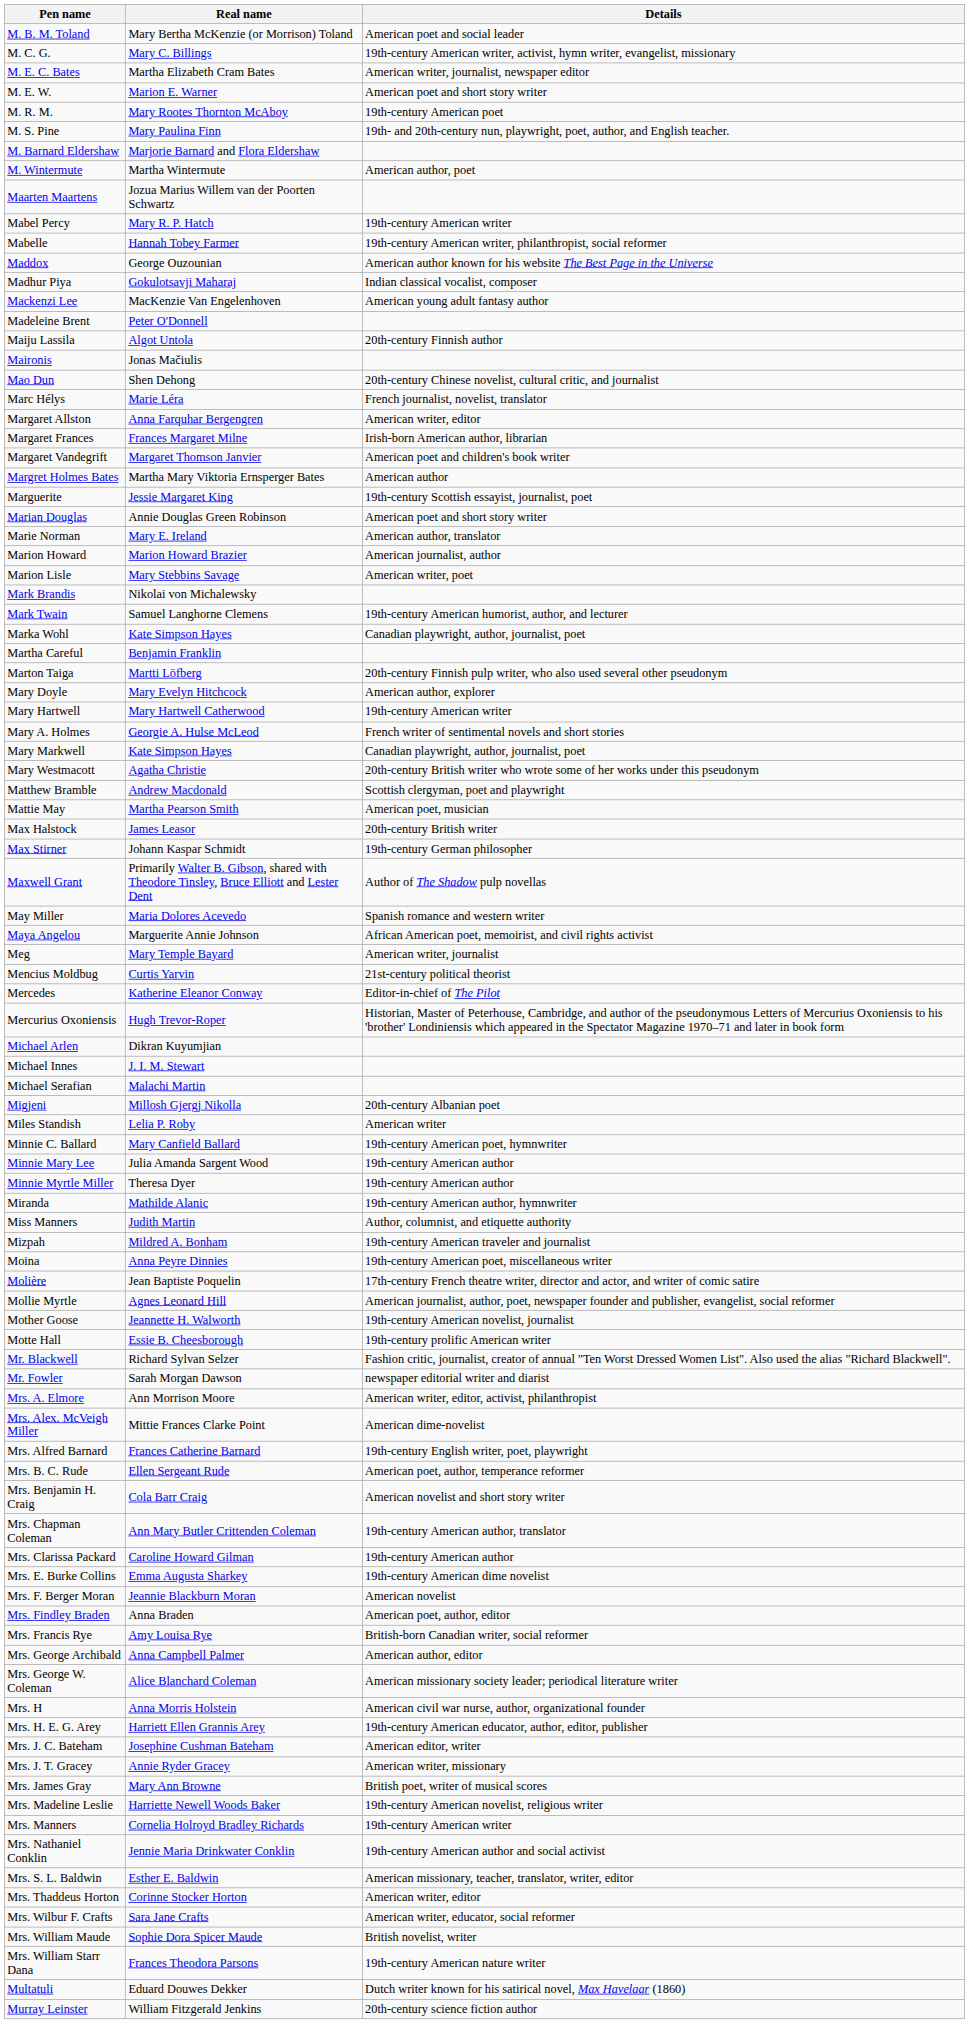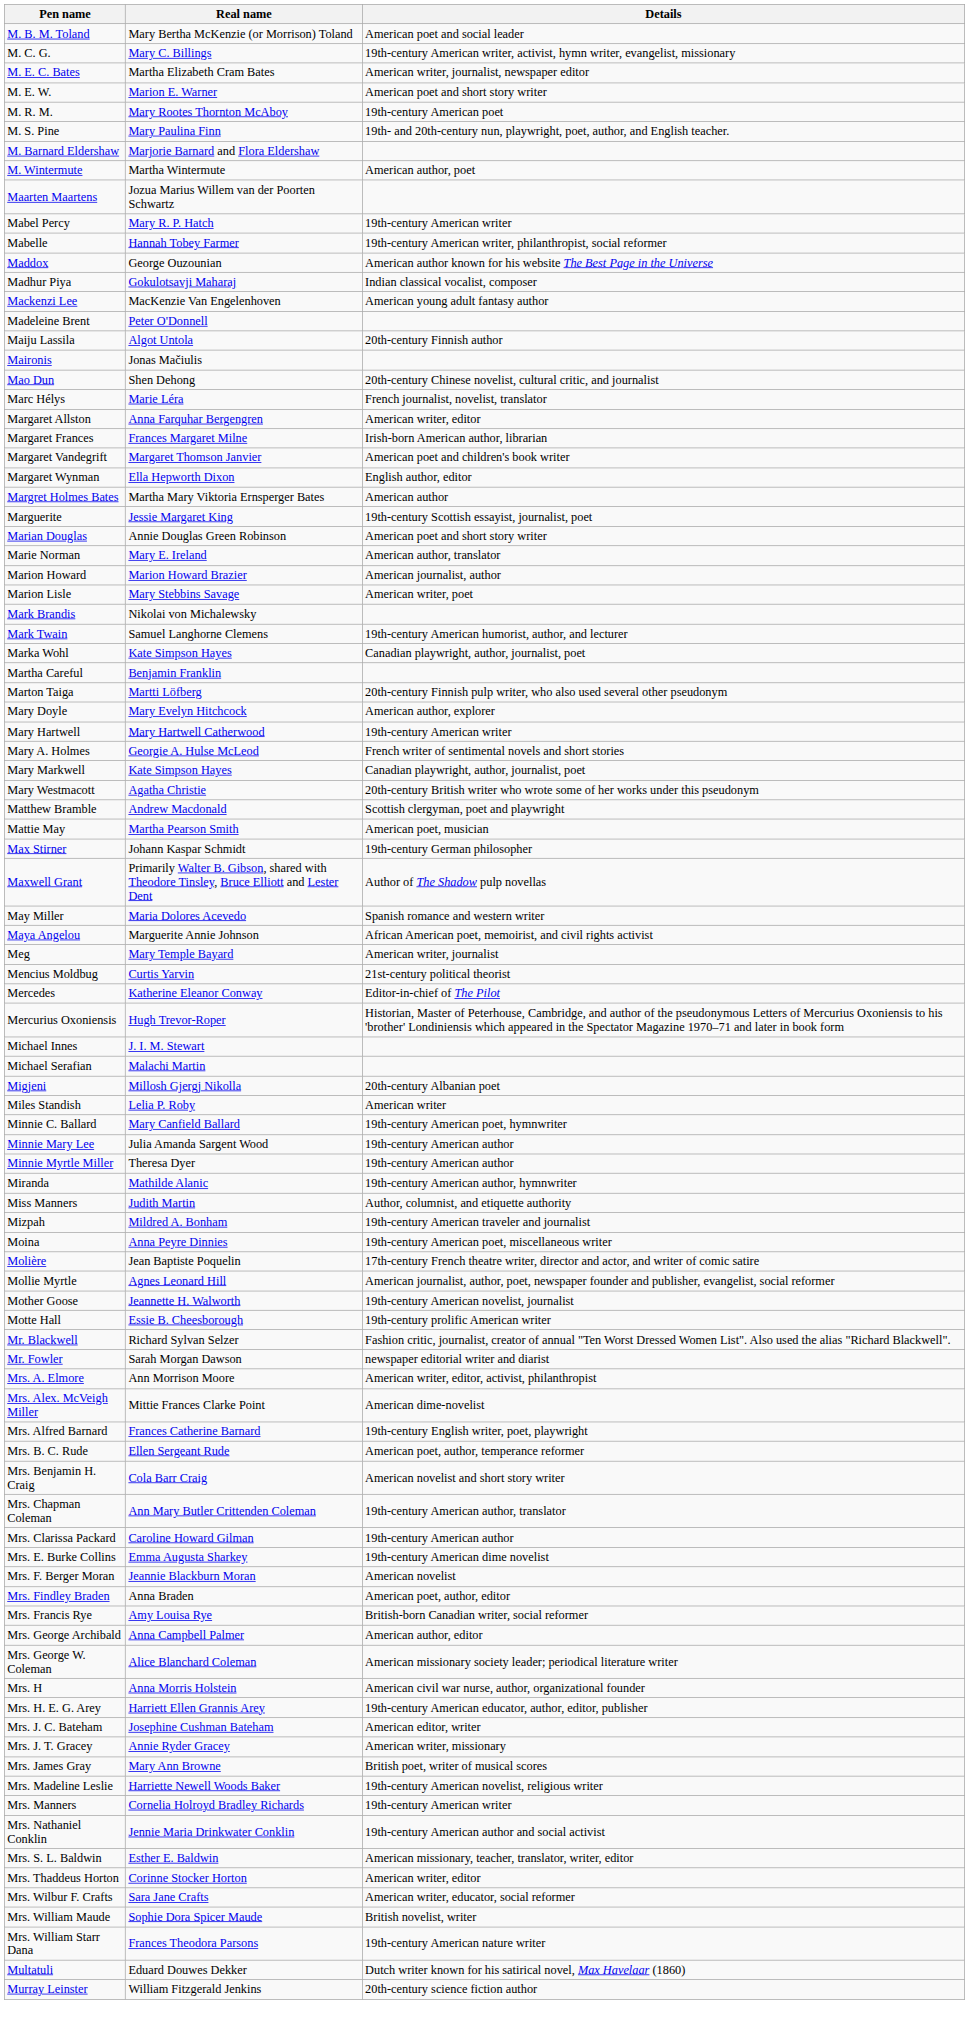+ row: (53, 477)
- row: (42, 829)
- row: (43, 1046)
